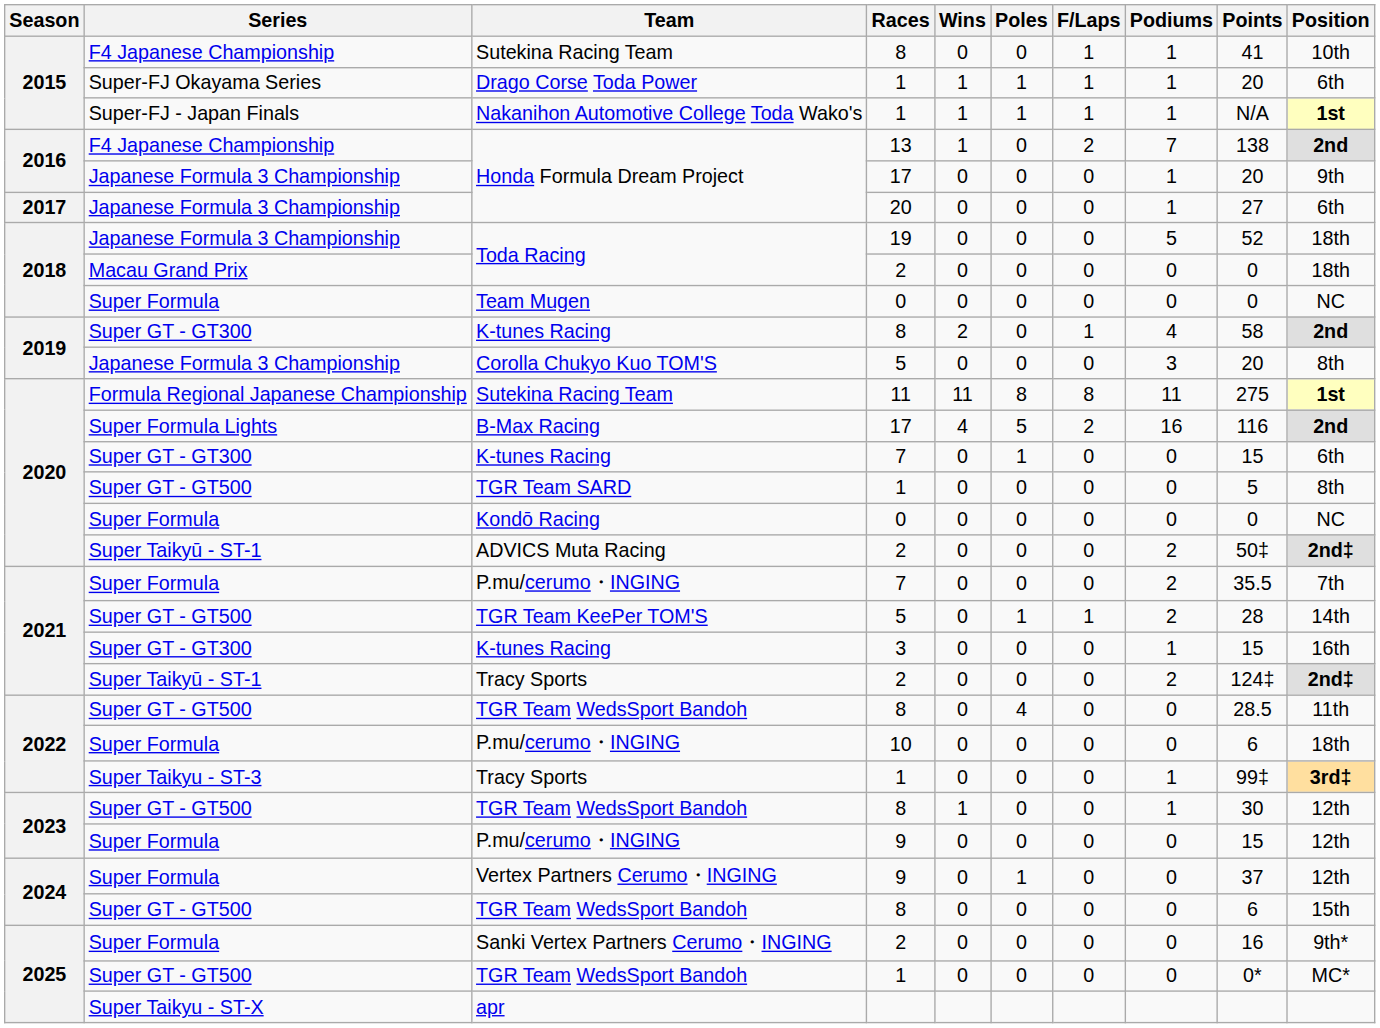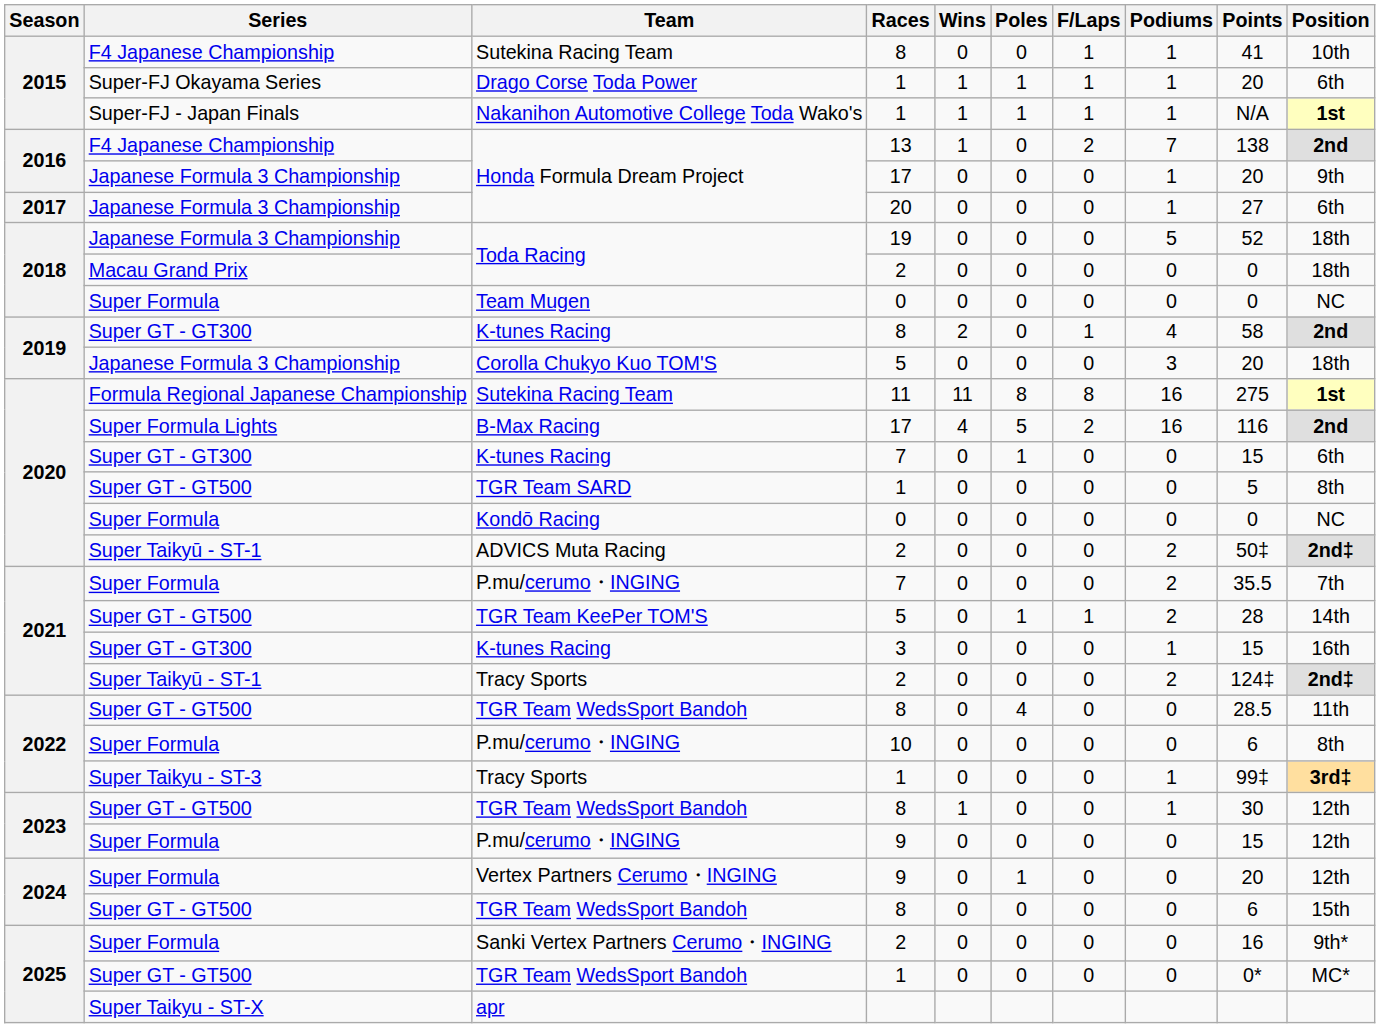(1331, 364) 8th -> (1331, 364) 18th
(1171, 395) 11 -> (1171, 395) 16
(1331, 744) 18th -> (1331, 744) 8th
(1252, 877) 37 -> (1252, 877) 20
